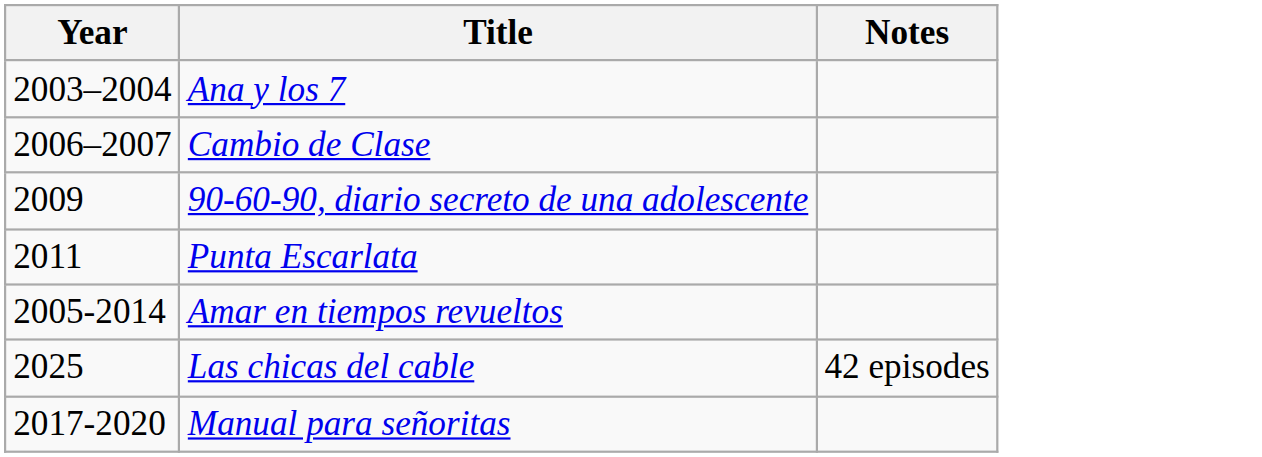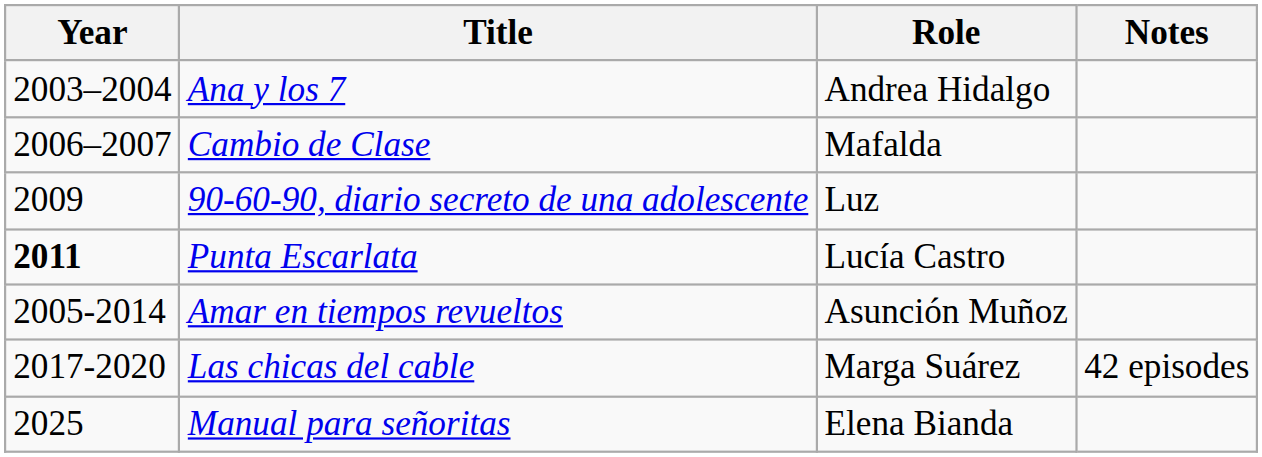+ column: (946, 32)
(48, 255) normal -> (47, 255) bold
(48, 367) 2025 -> (89, 367) 2017-2020
(89, 423) 2017-2020 -> (48, 423) 2025
